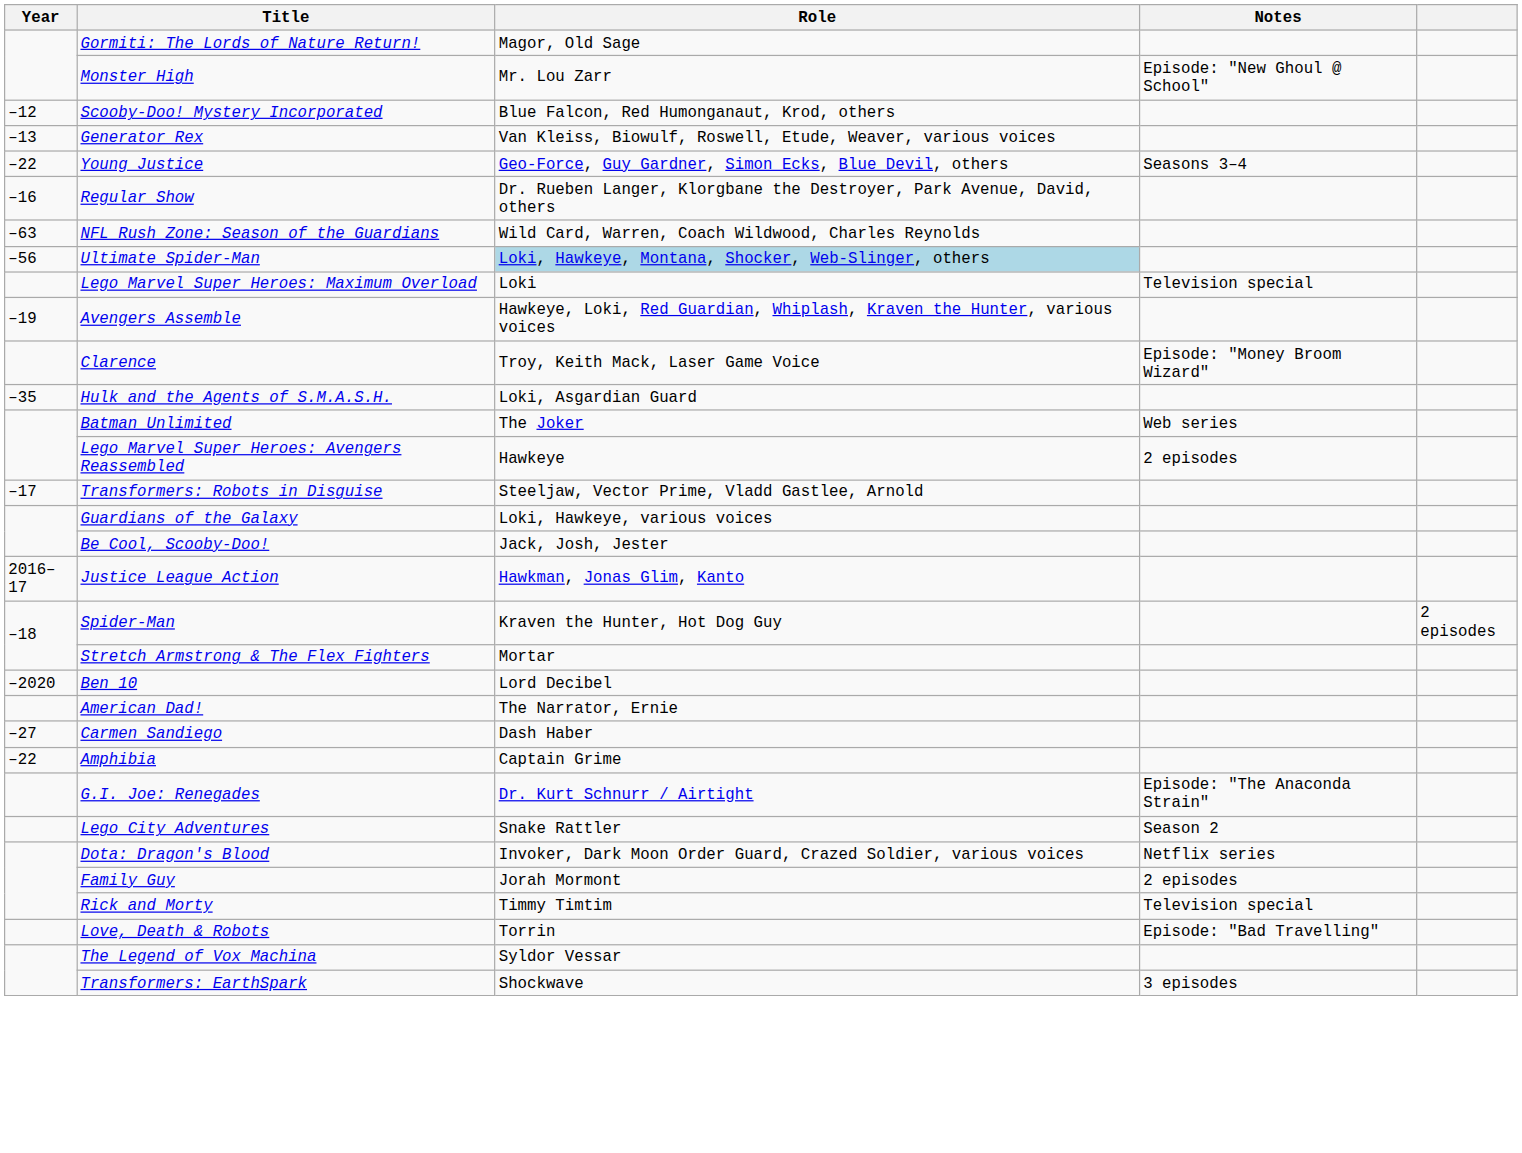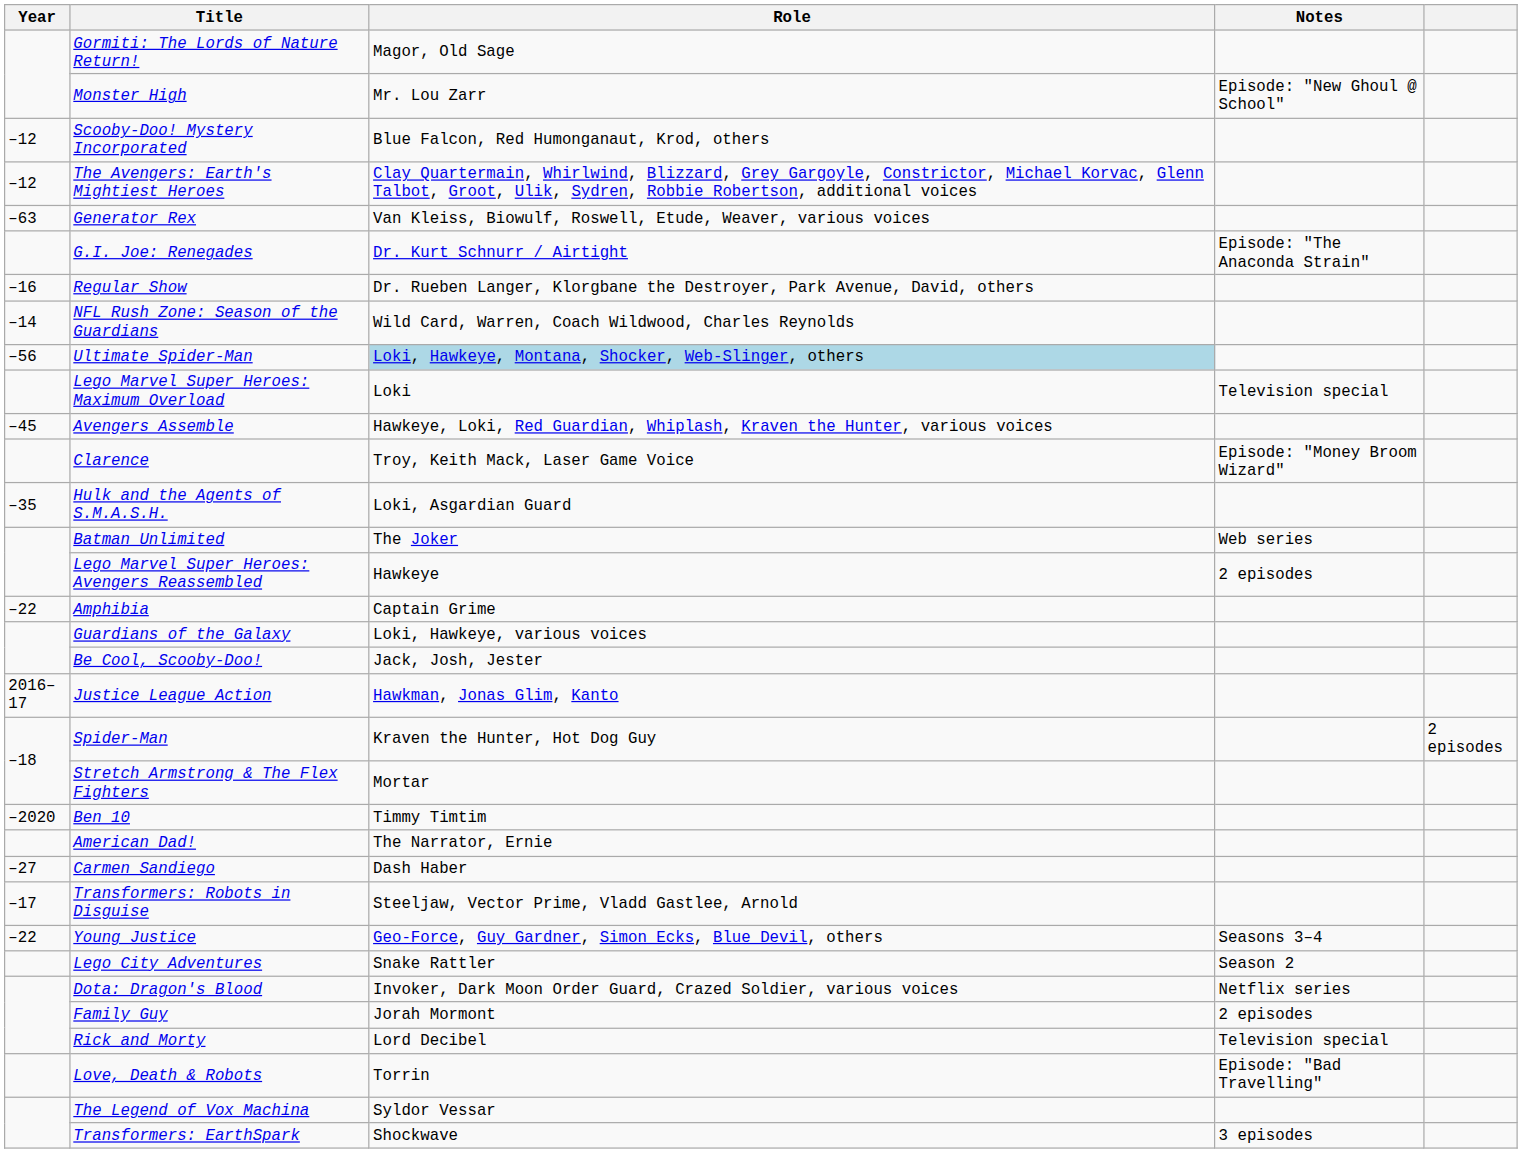+ row: (172, 183)
(23, 138) –13 -> (23, 218) –63
rows swapped: (170, 794) <-> (142, 164)
(23, 233) –63 -> (23, 322) –14
(23, 319) –19 -> (23, 426) –45
rows swapped: (232, 493) <-> (118, 760)
(555, 683) Lord Decibel -> (430, 817) Timmy Timtim
(555, 906) Timmy Timtim -> (430, 1041) Lord Decibel
